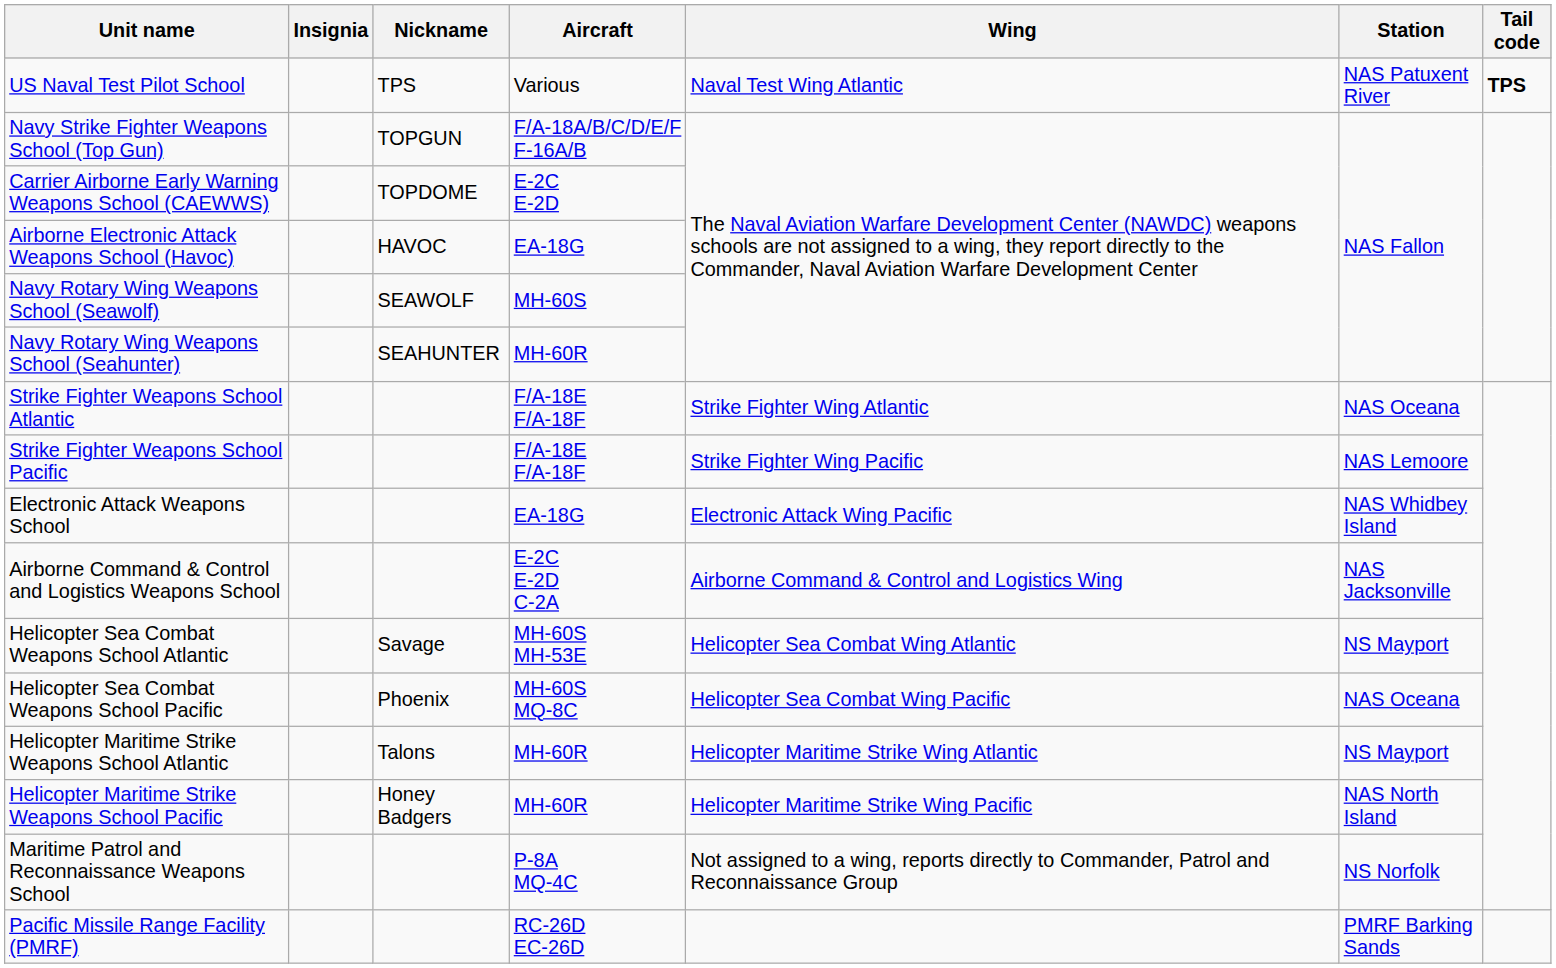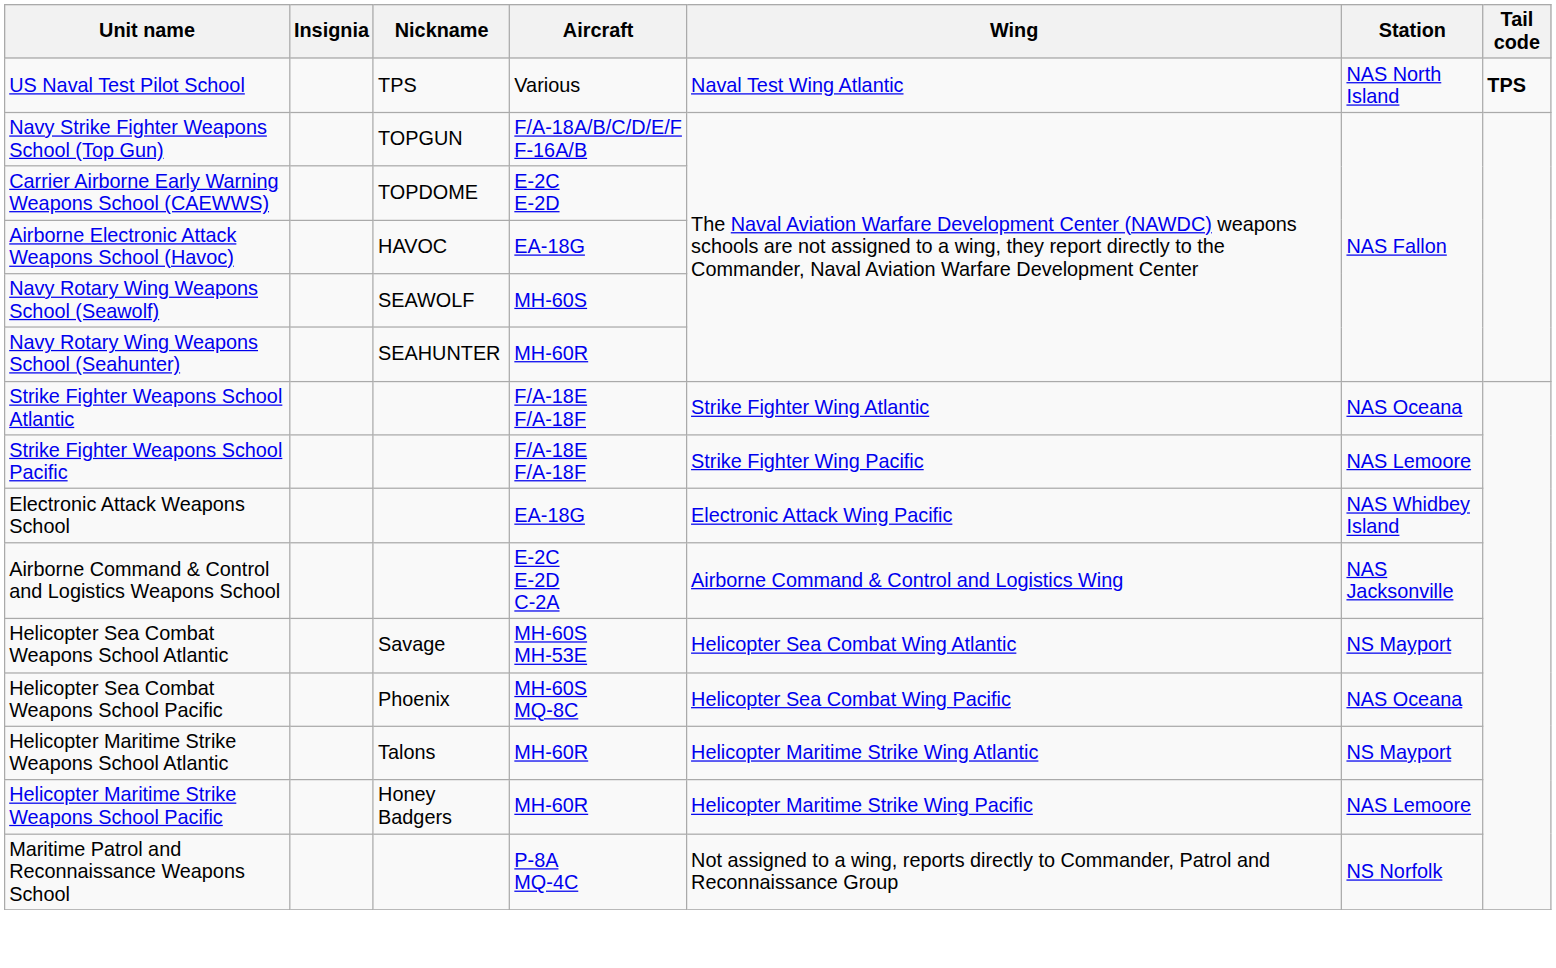(1406, 85) NAS Patuxent River -> (1394, 85) NAS North Island
(1391, 806) NAS North Island -> (1409, 806) NAS Lemoore
- row: (137, 936)
